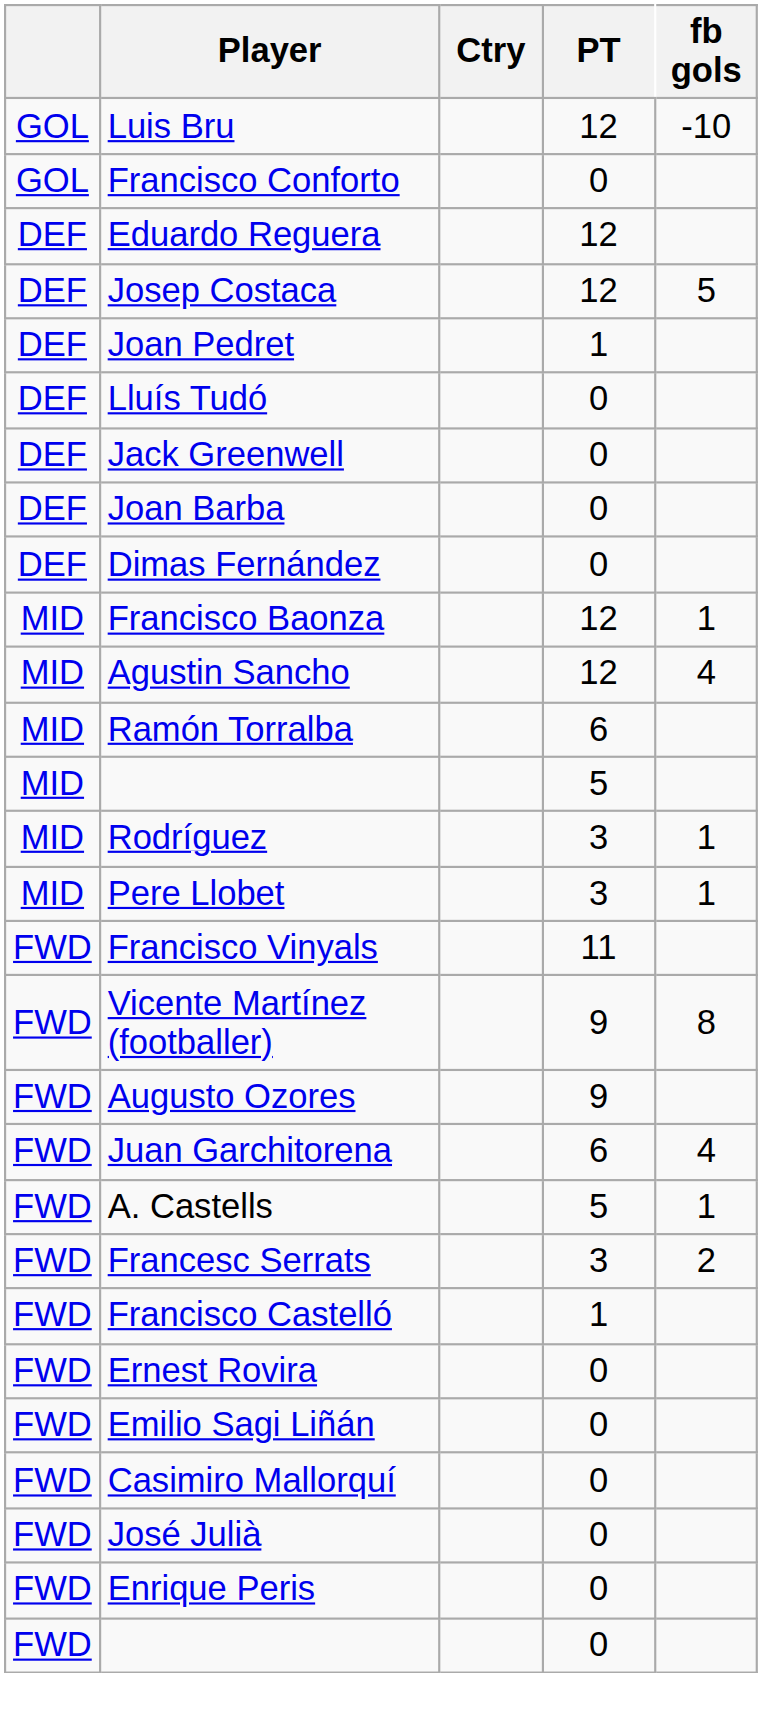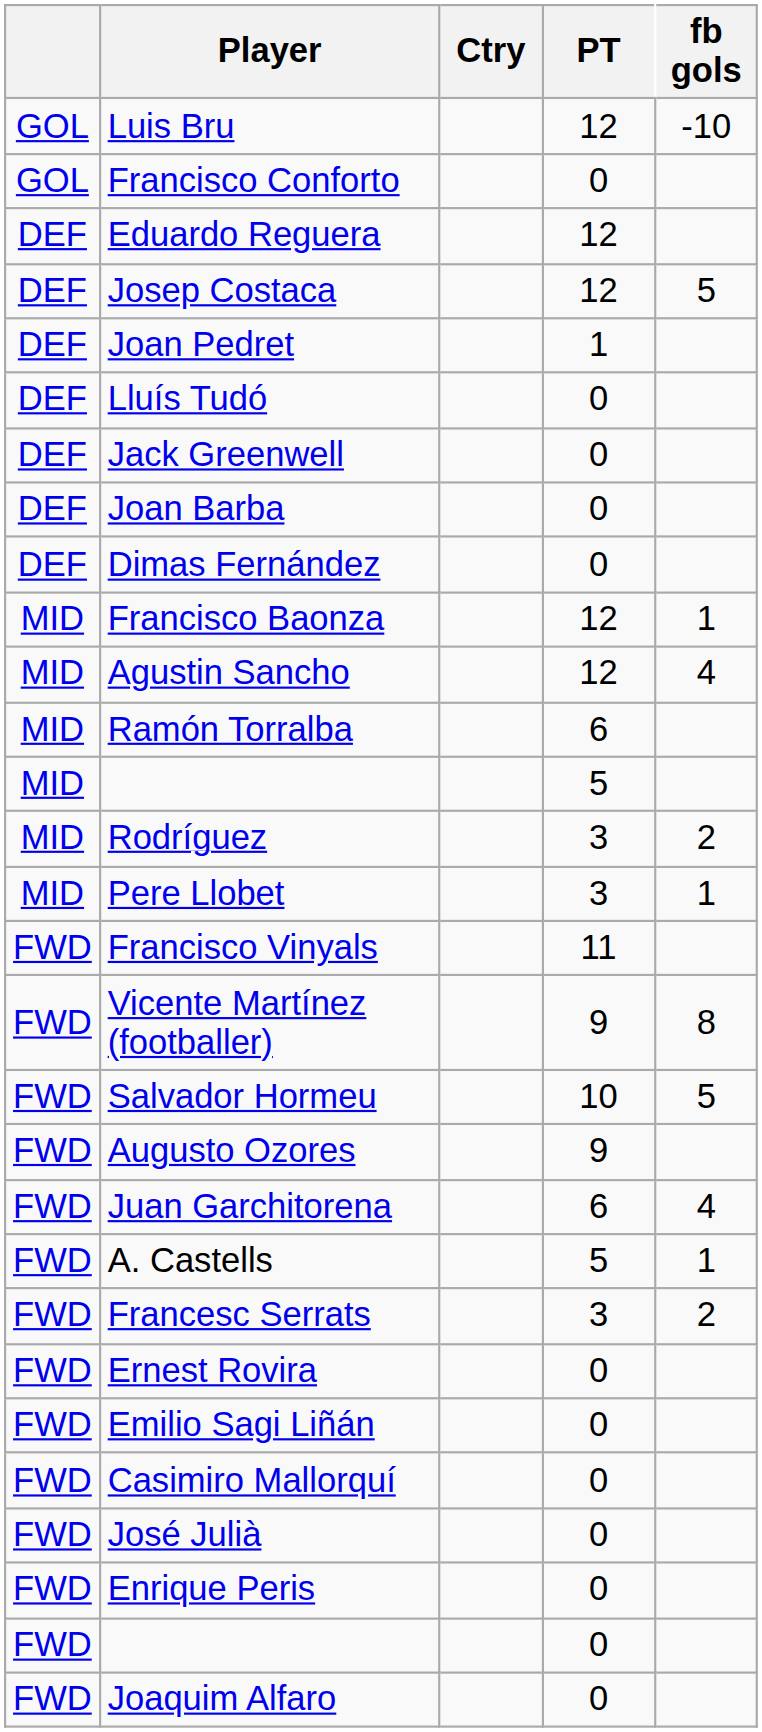(706, 838) 1 -> (706, 838) 2
+ row: (242, 1096)
- row: (250, 1315)
+ row: (222, 1699)
